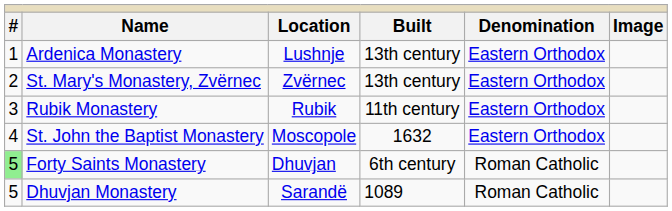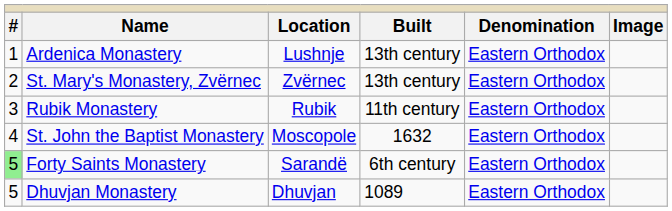(304, 164) Dhuvjan -> (314, 164) Sarandë
(537, 164) Roman Catholic -> (537, 164) Eastern Orthodox
(314, 192) Sarandë -> (304, 192) Dhuvjan
(537, 192) Roman Catholic -> (537, 192) Eastern Orthodox
